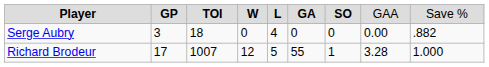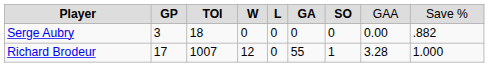(274, 33) 4 -> (274, 33) 0
(274, 52) 5 -> (274, 52) 0
